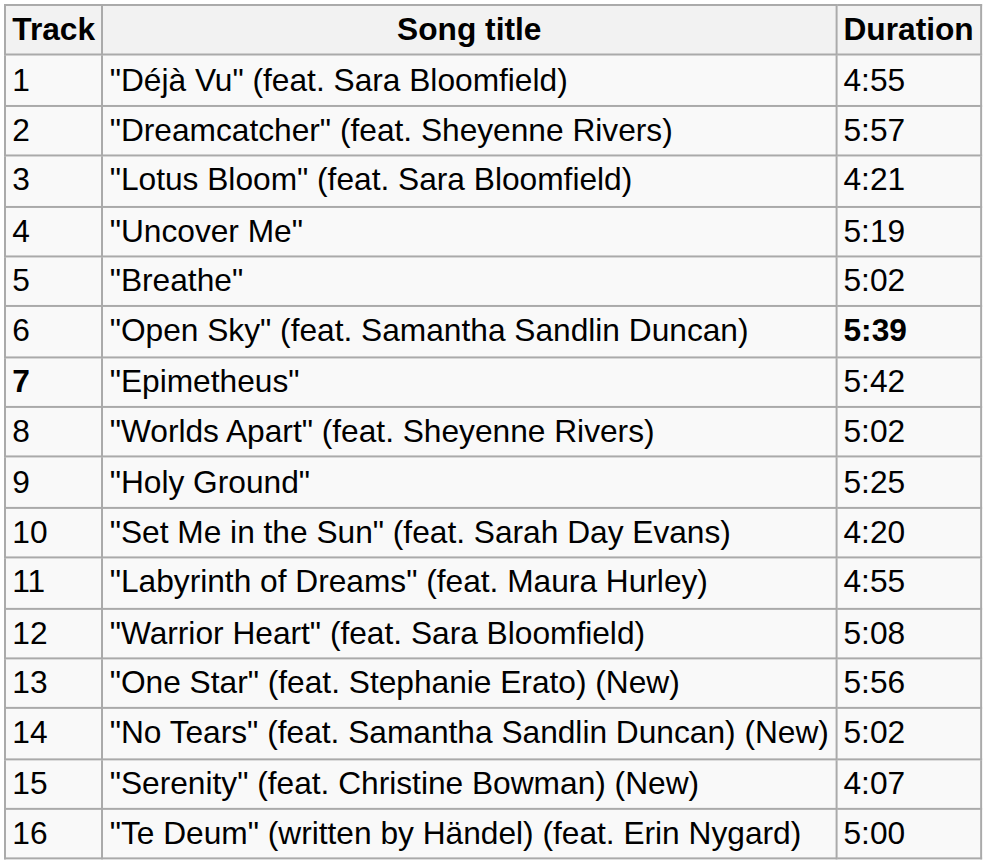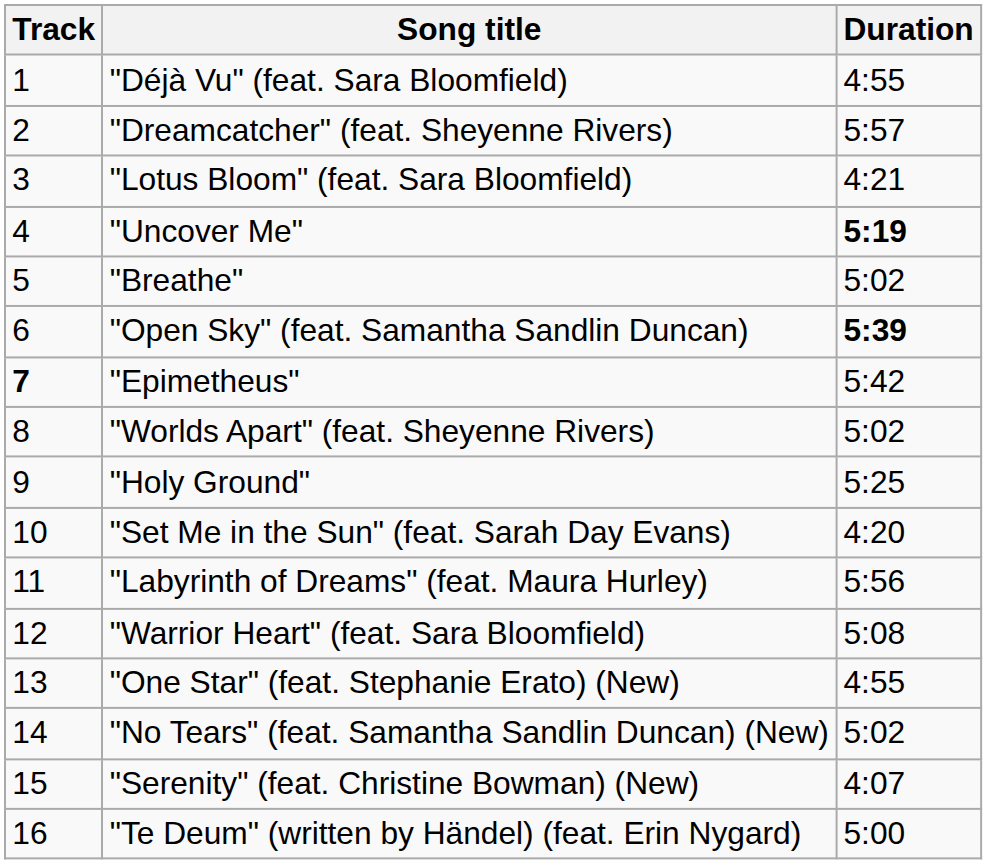(874, 230) normal -> (875, 230) bold
(874, 582) 4:55 -> (874, 582) 5:56
(874, 682) 5:56 -> (874, 682) 4:55
